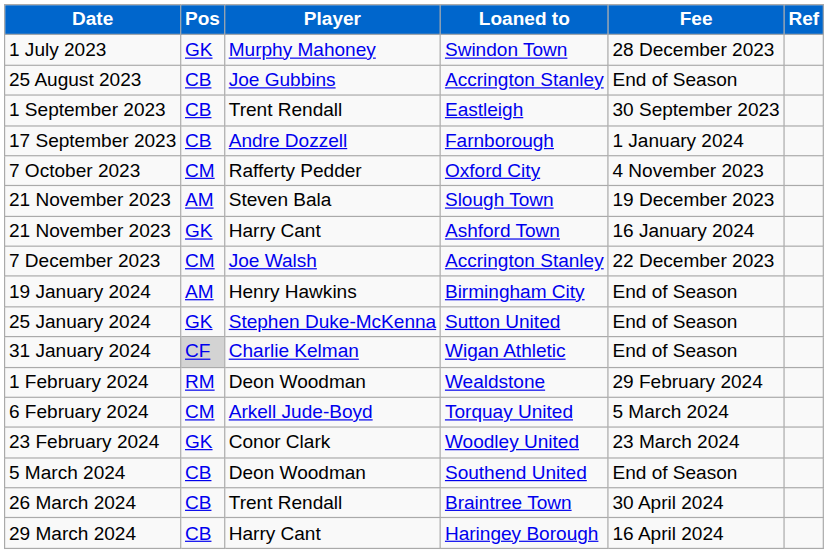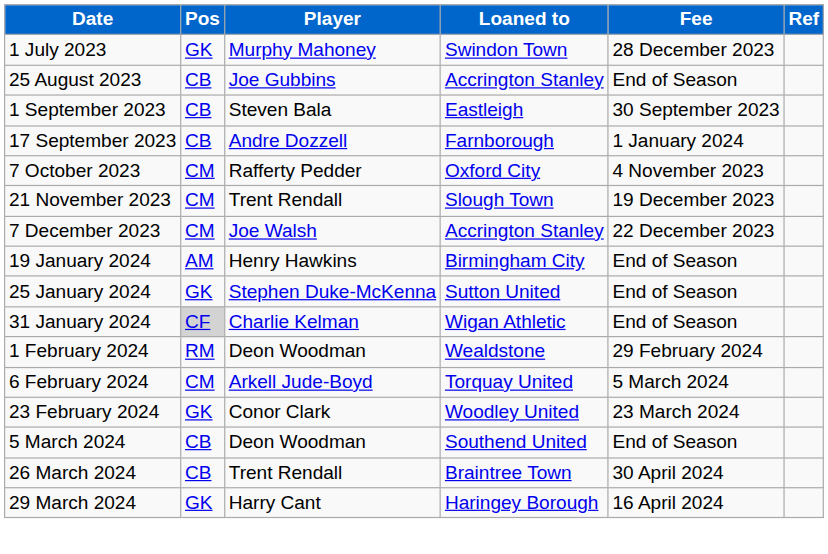(286, 110) Trent Rendall -> (280, 110) Steven Bala
(199, 200) AM -> (200, 200) CM
(280, 200) Steven Bala -> (286, 200) Trent Rendall
- row: (90, 230)
(198, 532) CB -> (199, 502) GK
